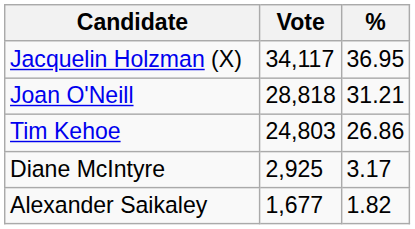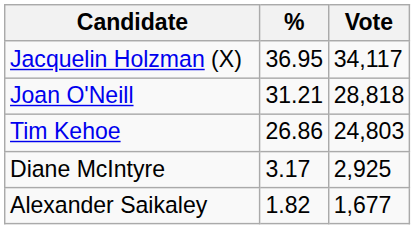columns swapped: (301, 22) <-> (375, 22)
